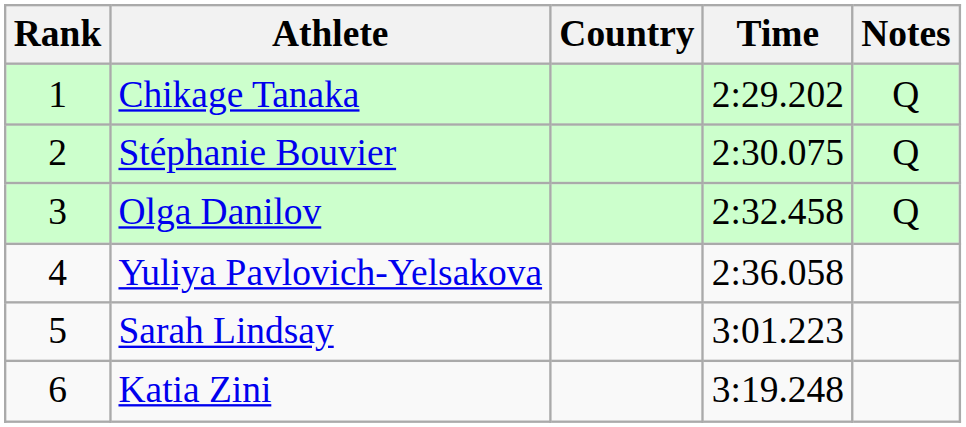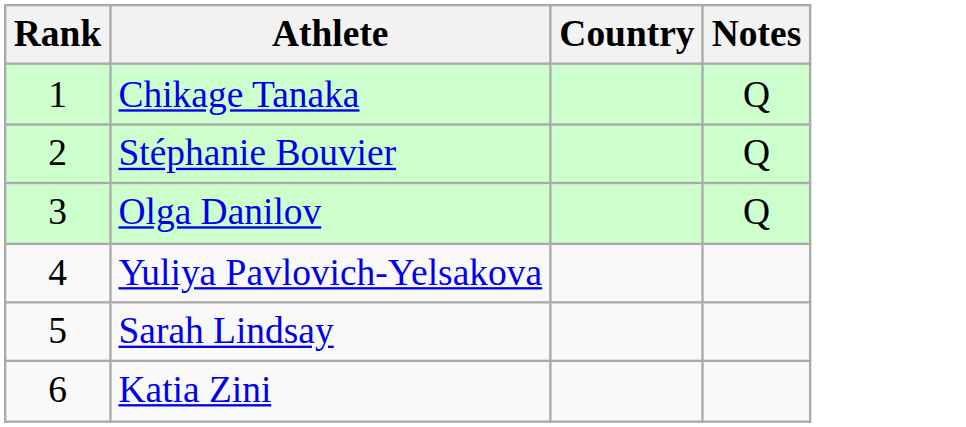- column: (778, 34)
